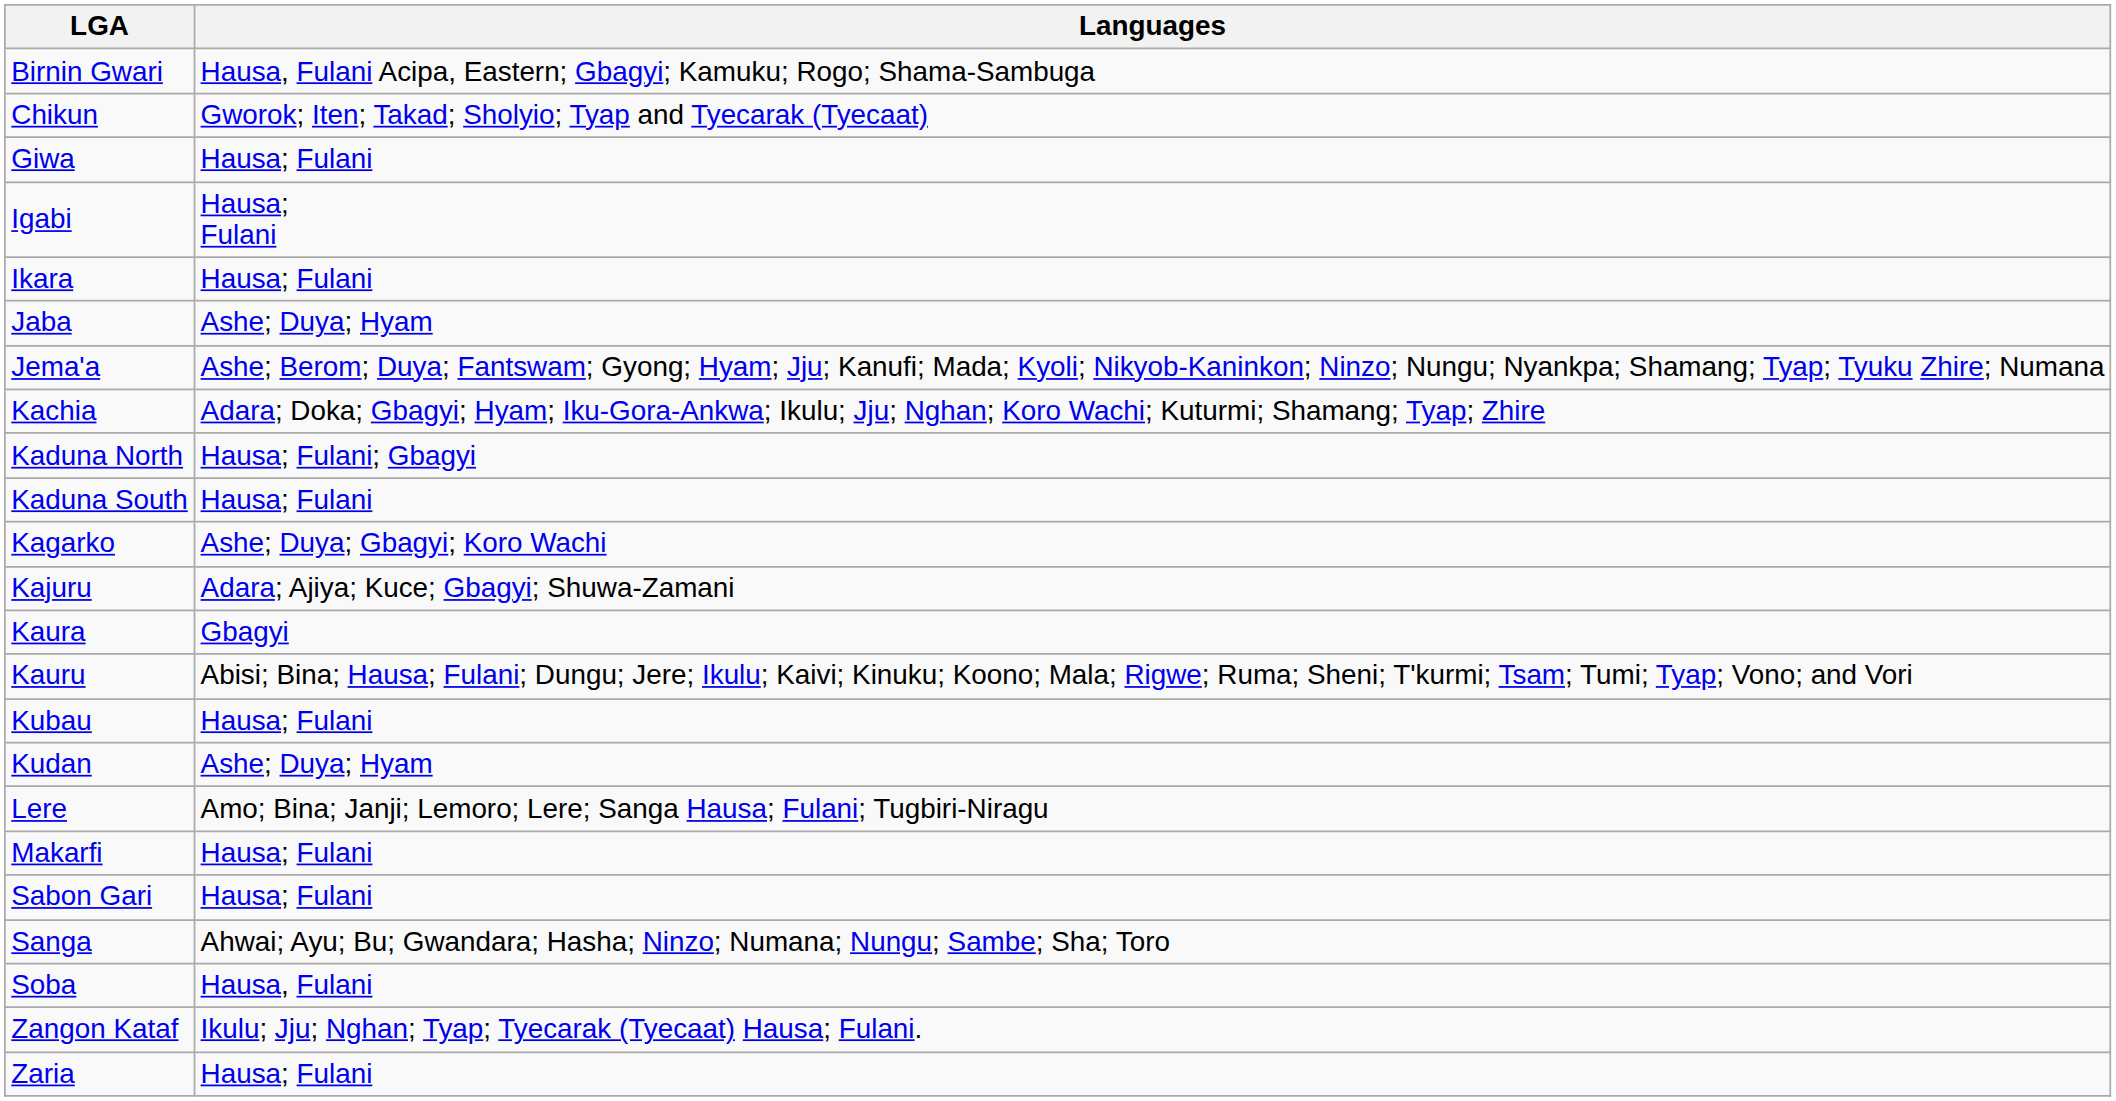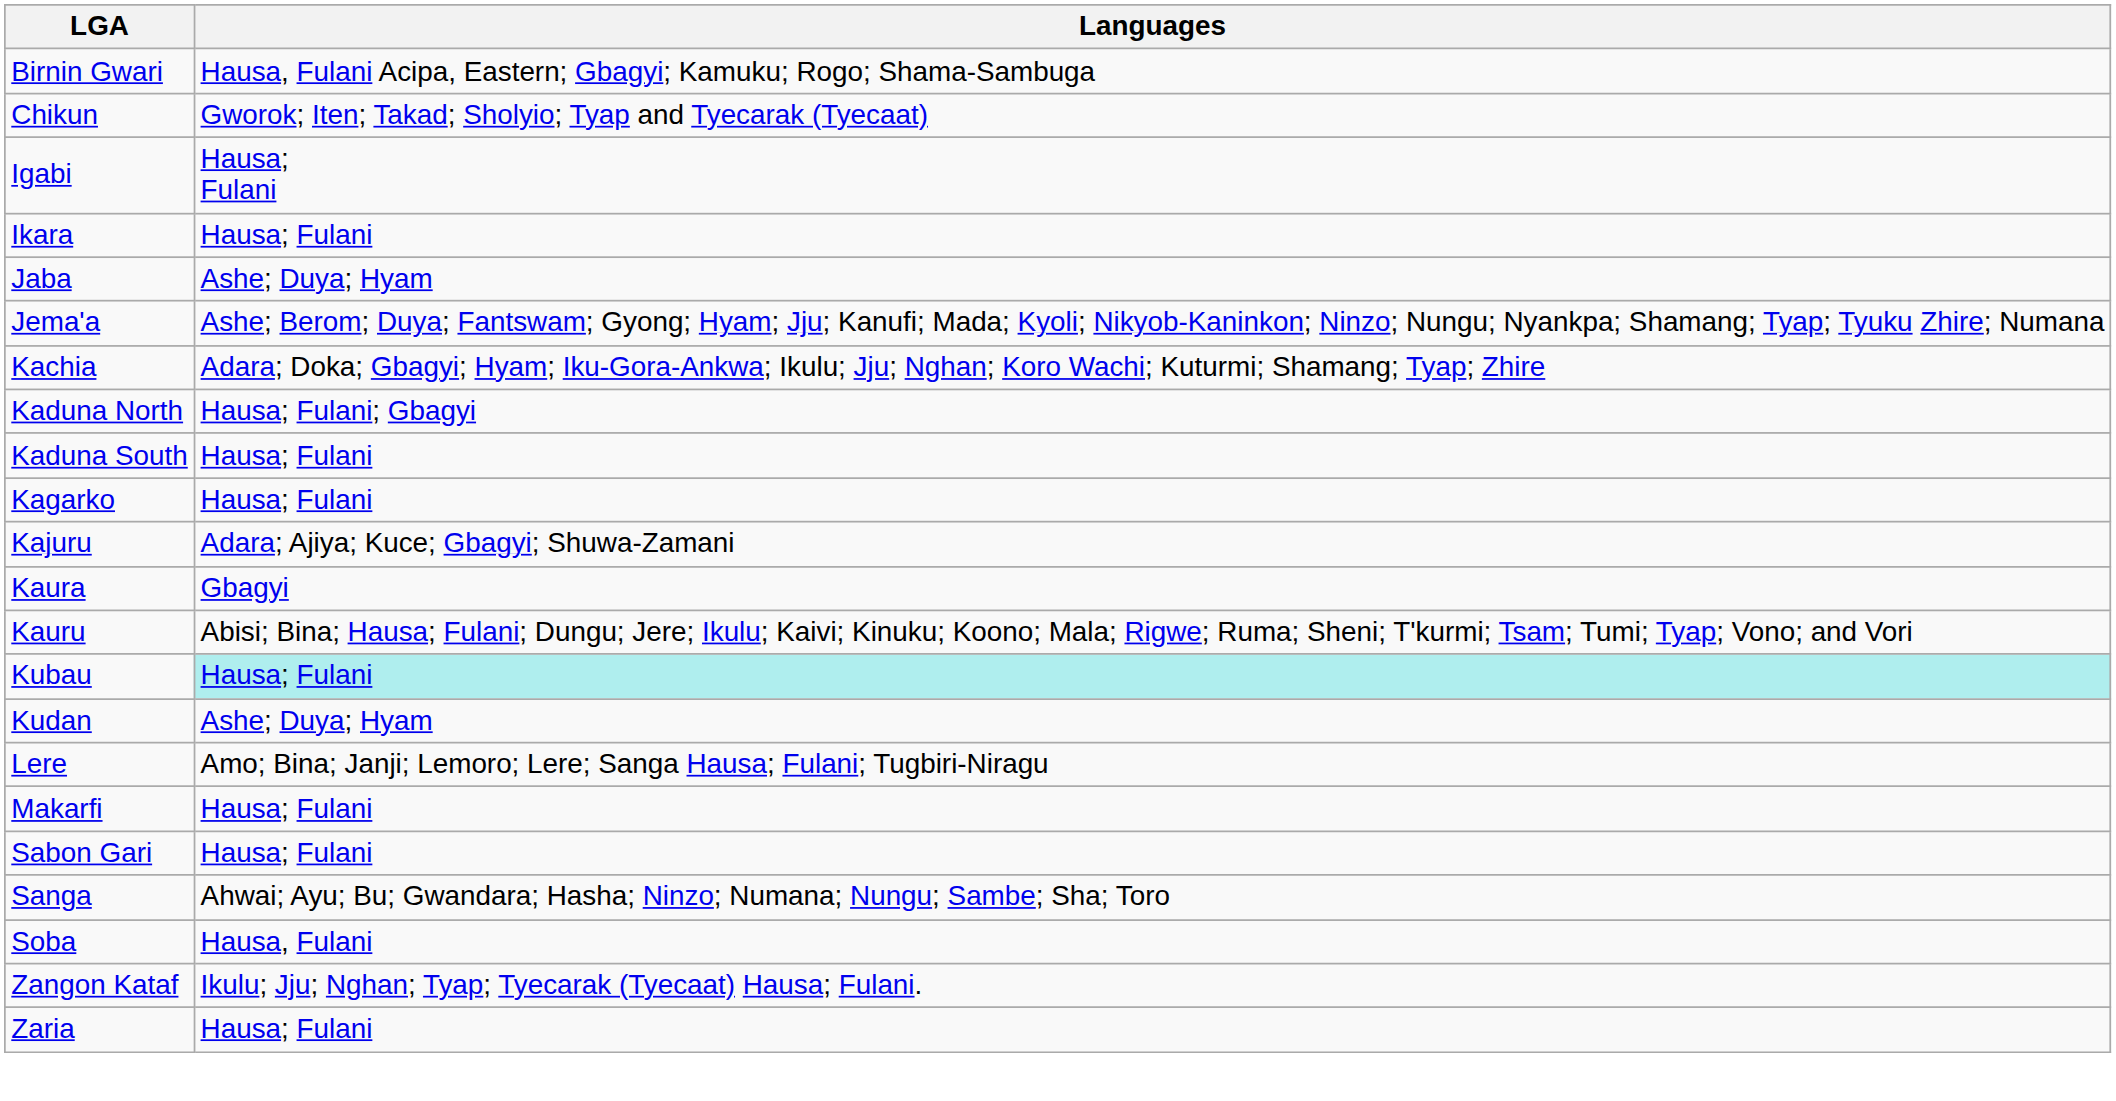- row: (43, 159)
(404, 543) Ashe; Duya; Gbagyi; Koro Wachi -> (286, 499) Hausa; Fulani
(286, 720) no background -> (286, 676) paleturquoise background
